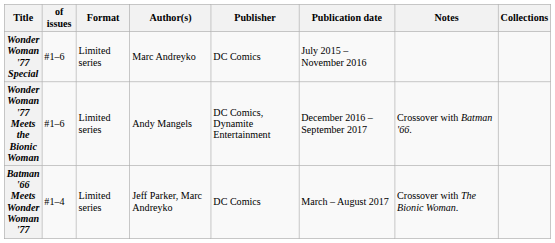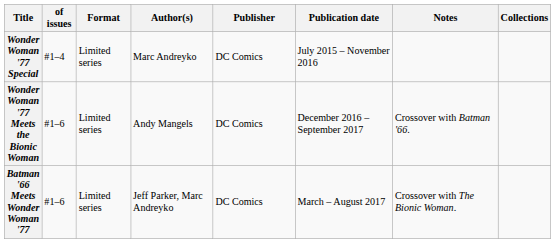(54, 56) #1–6 -> (54, 56) #1–4
(242, 123) DC Comics, Dynamite Entertainment -> (239, 123) DC Comics
(54, 202) #1–4 -> (54, 202) #1–6
